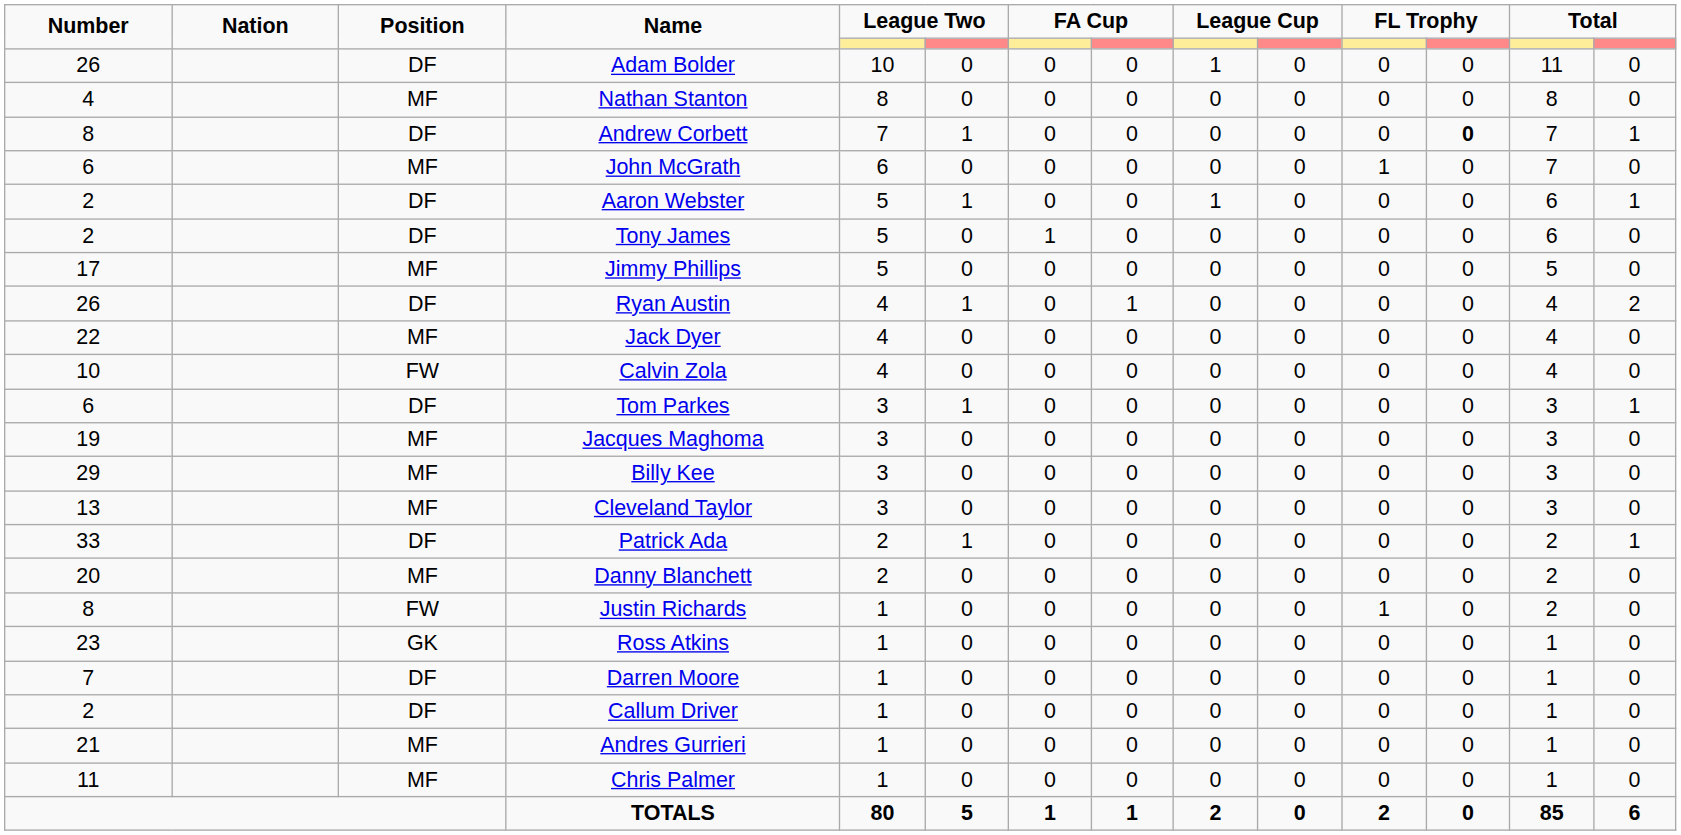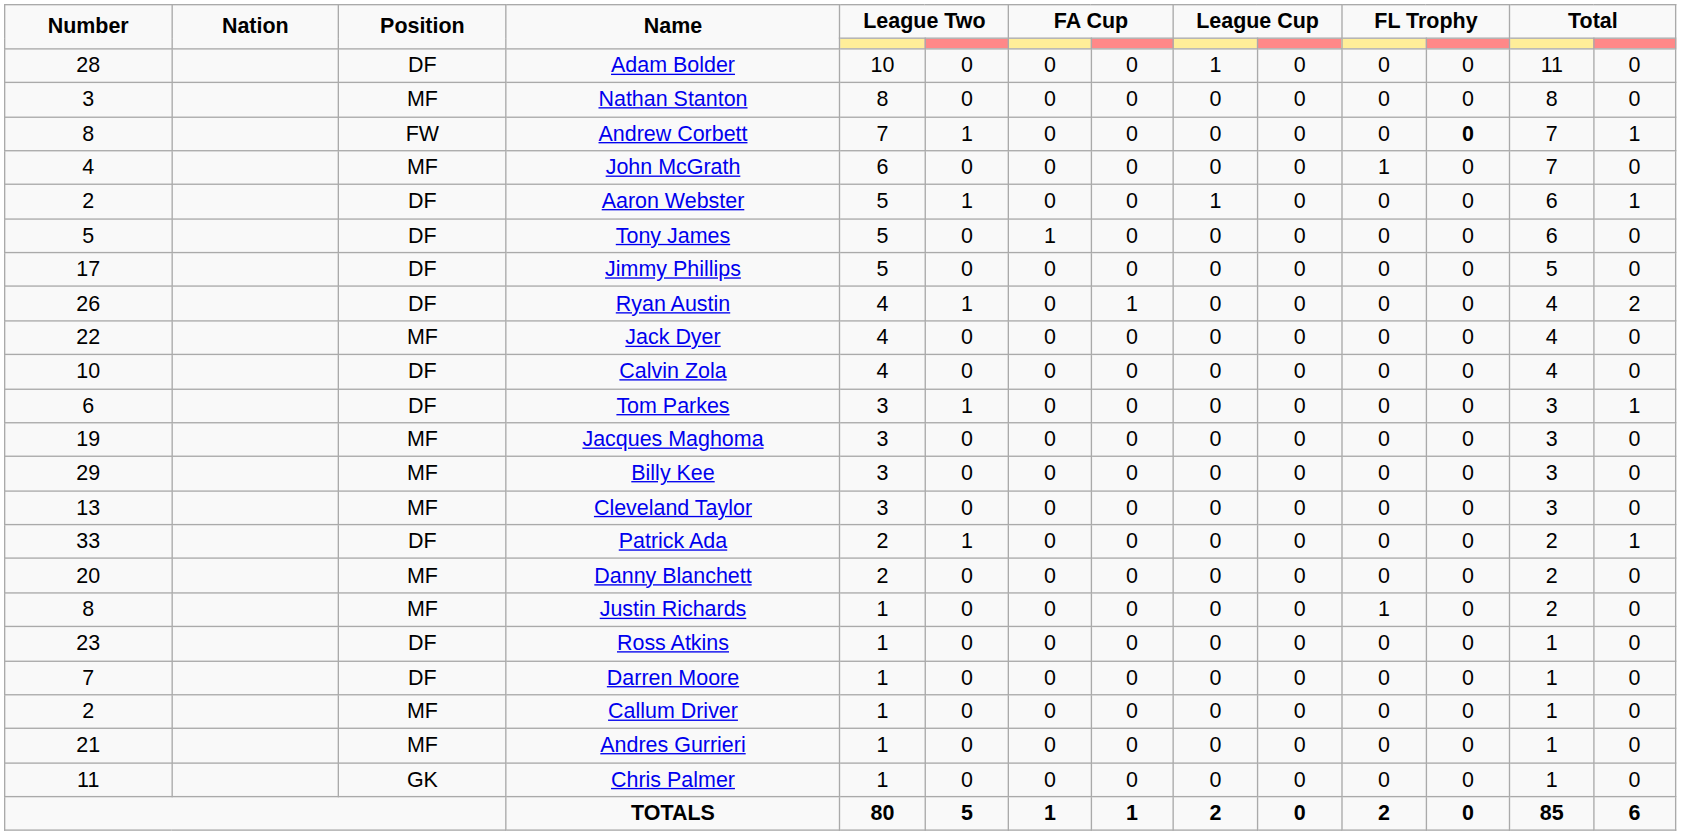(88, 65) 26 -> (88, 65) 28
(88, 99) 4 -> (88, 99) 3
(422, 133) DF -> (422, 133) FW
(88, 167) 6 -> (88, 167) 4
(88, 235) 2 -> (88, 235) 5
(422, 269) MF -> (422, 269) DF
(422, 371) FW -> (422, 371) DF
(422, 609) FW -> (422, 609) MF
(422, 643) GK -> (422, 643) DF
(422, 711) DF -> (422, 711) MF
(422, 779) MF -> (422, 779) GK
